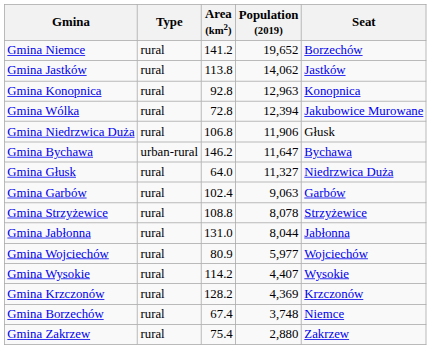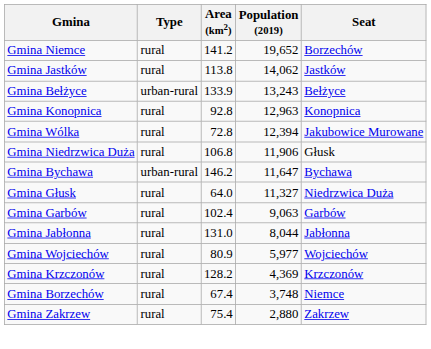+ row: (47, 91)
- row: (58, 212)
- row: (49, 273)
